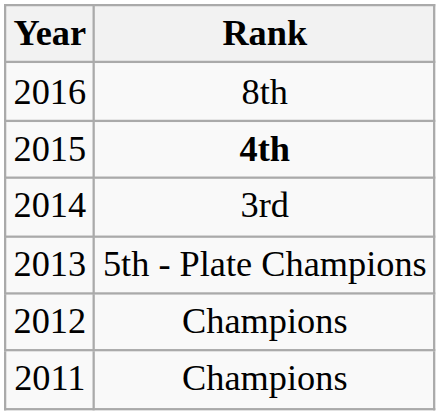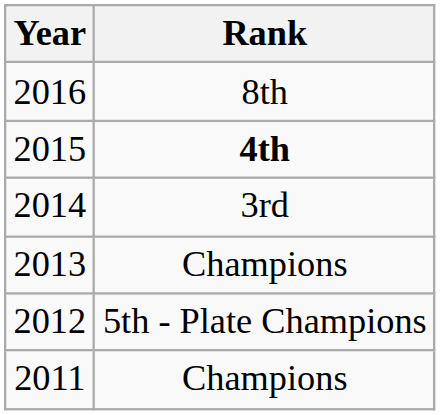(265, 263) 5th - Plate Champions -> (265, 263) Champions
(265, 321) Champions -> (265, 321) 5th - Plate Champions
